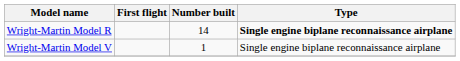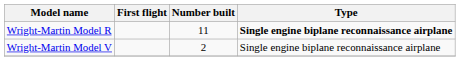(203, 30) 14 -> (203, 30) 11
(203, 47) 1 -> (203, 47) 2
